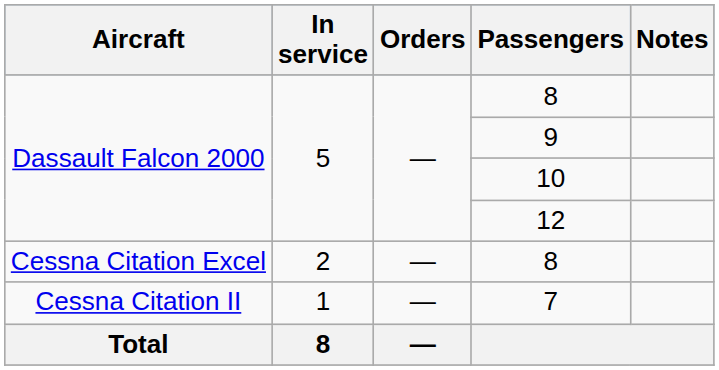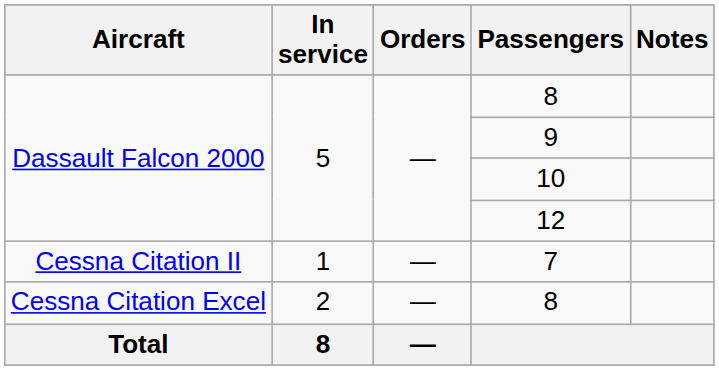rows swapped: (138, 261) <-> (138, 302)
